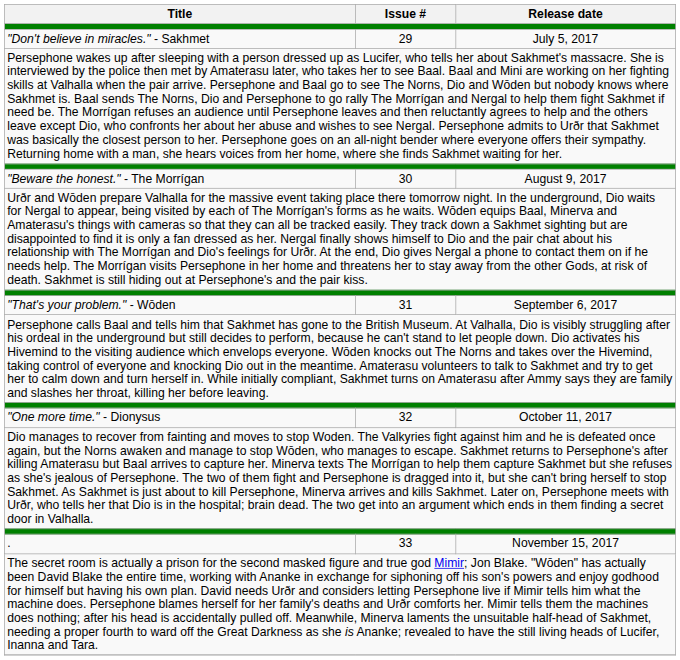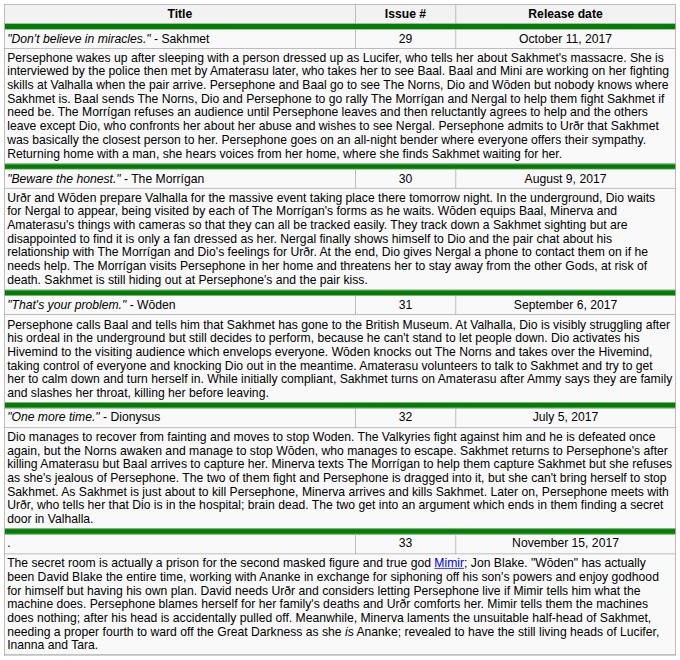(566, 39) July 5, 2017 -> (566, 39) October 11, 2017
(566, 417) October 11, 2017 -> (566, 417) July 5, 2017
